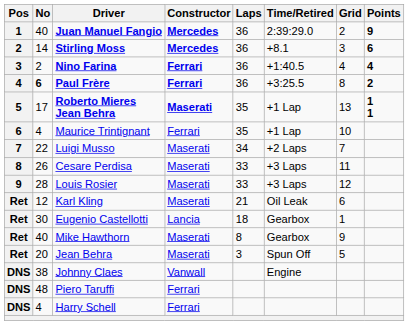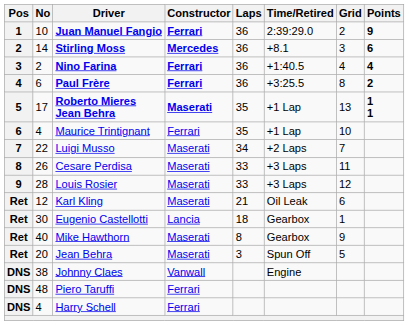(42, 31) 40 -> (42, 31) 10
(193, 31) Mercedes -> (185, 31) Ferrari
(39, 84) bold -> (39, 84) normal
